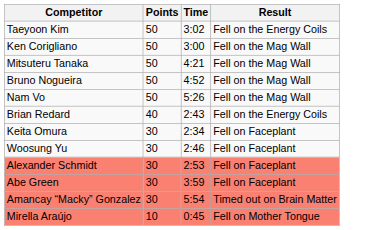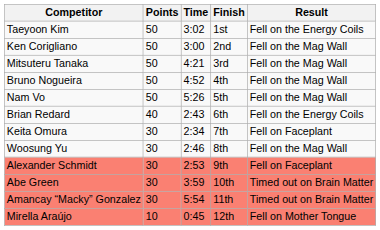+ column: (229, 13)
(254, 149) Fell on Faceplant -> (298, 149) Fell on the Mag Wall
(254, 183) Fell on Faceplant -> (312, 183) Timed out on Brain Matter
